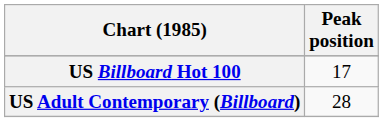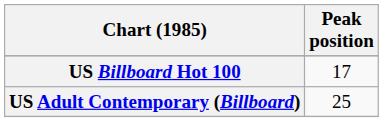(341, 101) 28 -> (341, 101) 25
